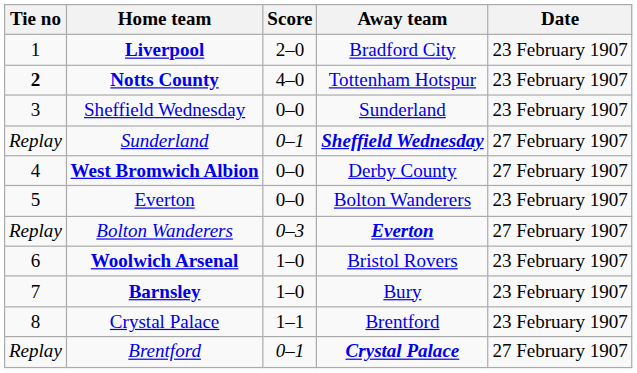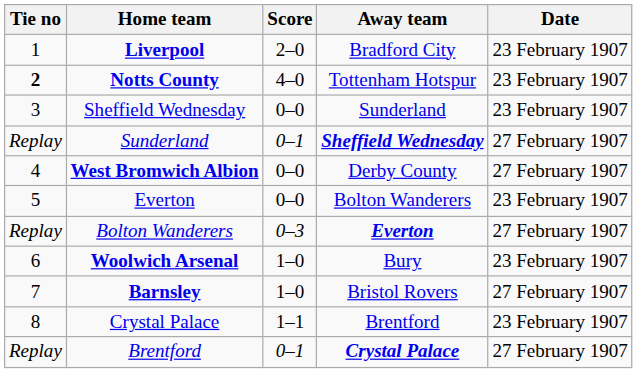(402, 261) Bristol Rovers -> (402, 261) Bury
(402, 291) Bury -> (402, 291) Bristol Rovers
(560, 291) 23 February 1907 -> (560, 291) 27 February 1907
